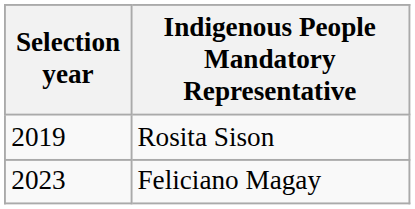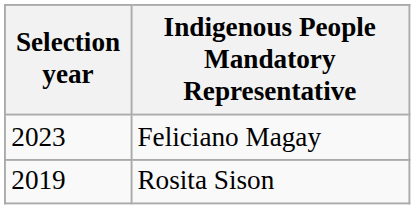rows swapped: (206, 136) <-> (229, 181)
